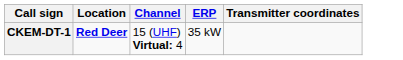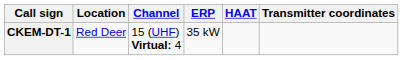+ column: (241, 13)
(102, 32) bold -> (101, 32) normal
